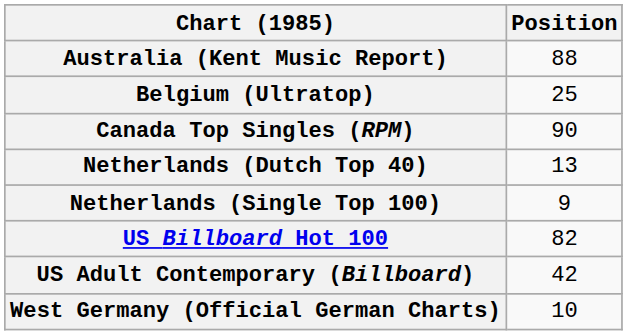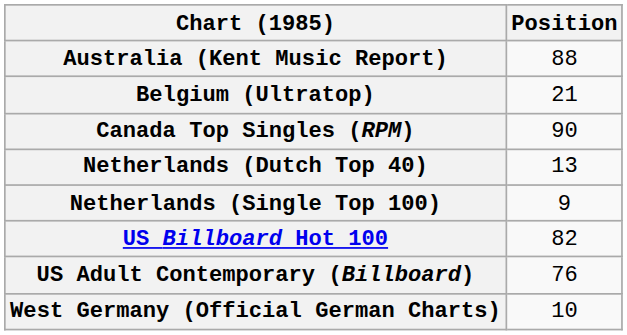(564, 95) 25 -> (564, 95) 21
(564, 275) 42 -> (564, 275) 76
